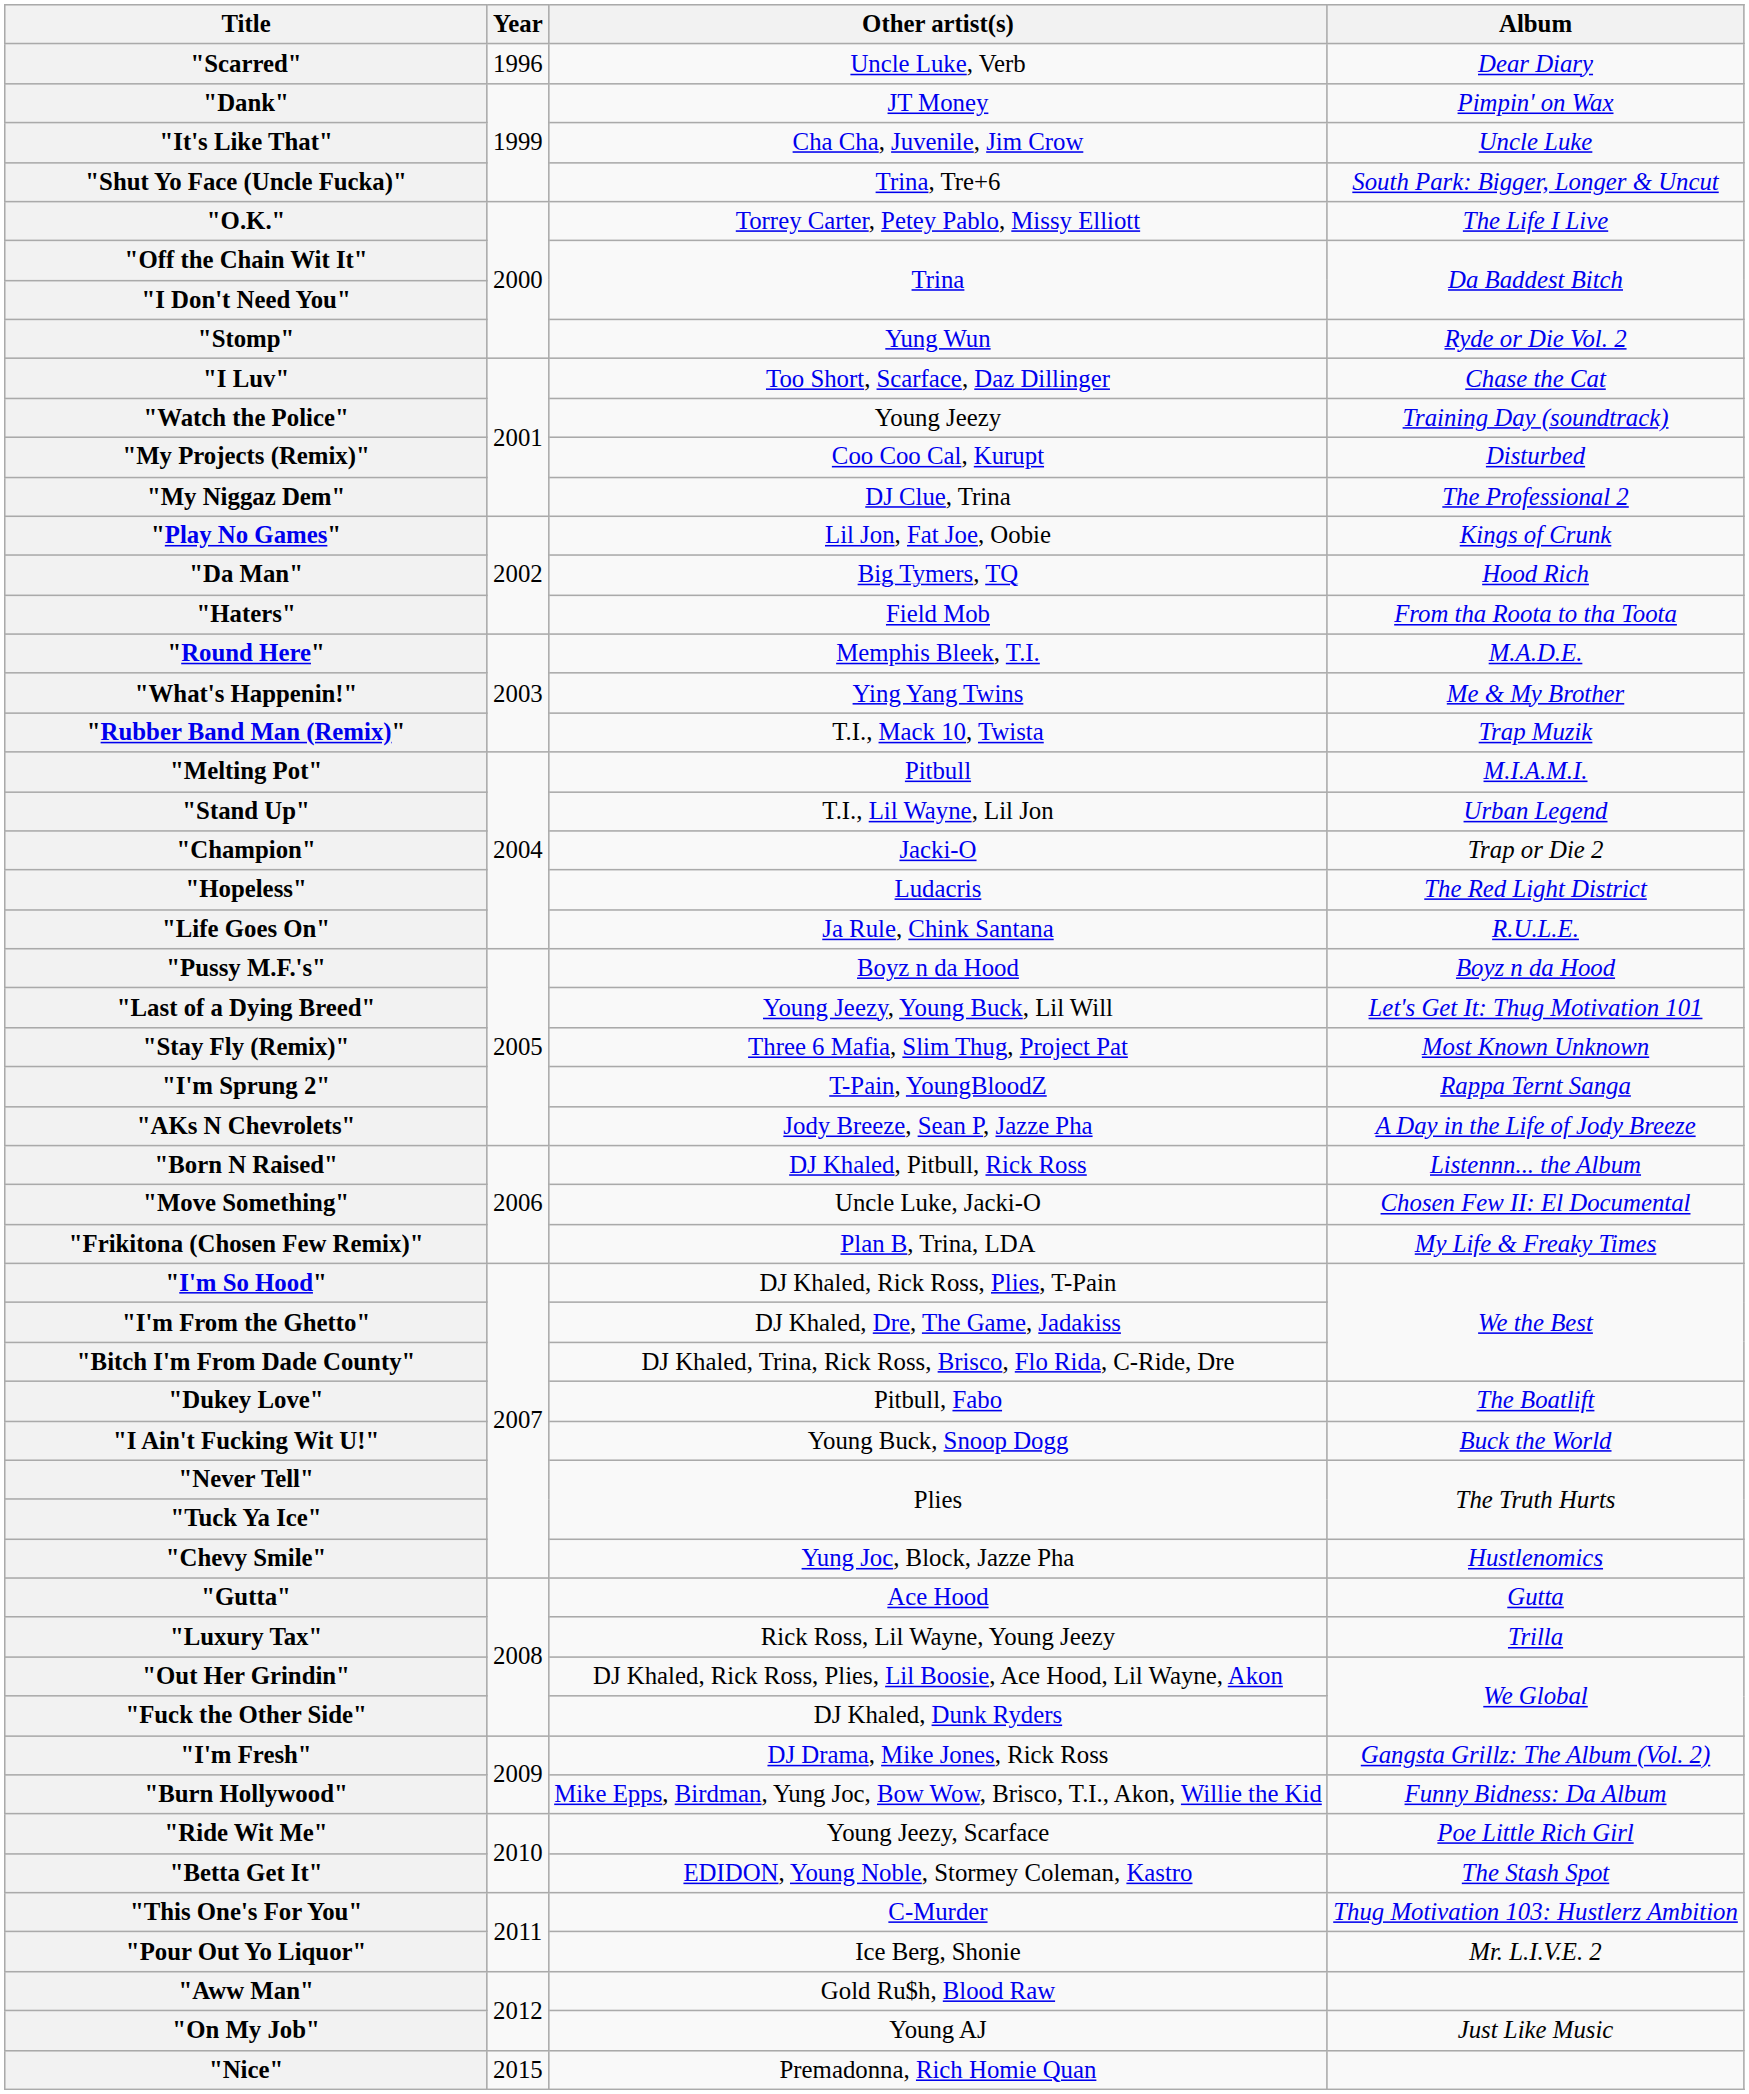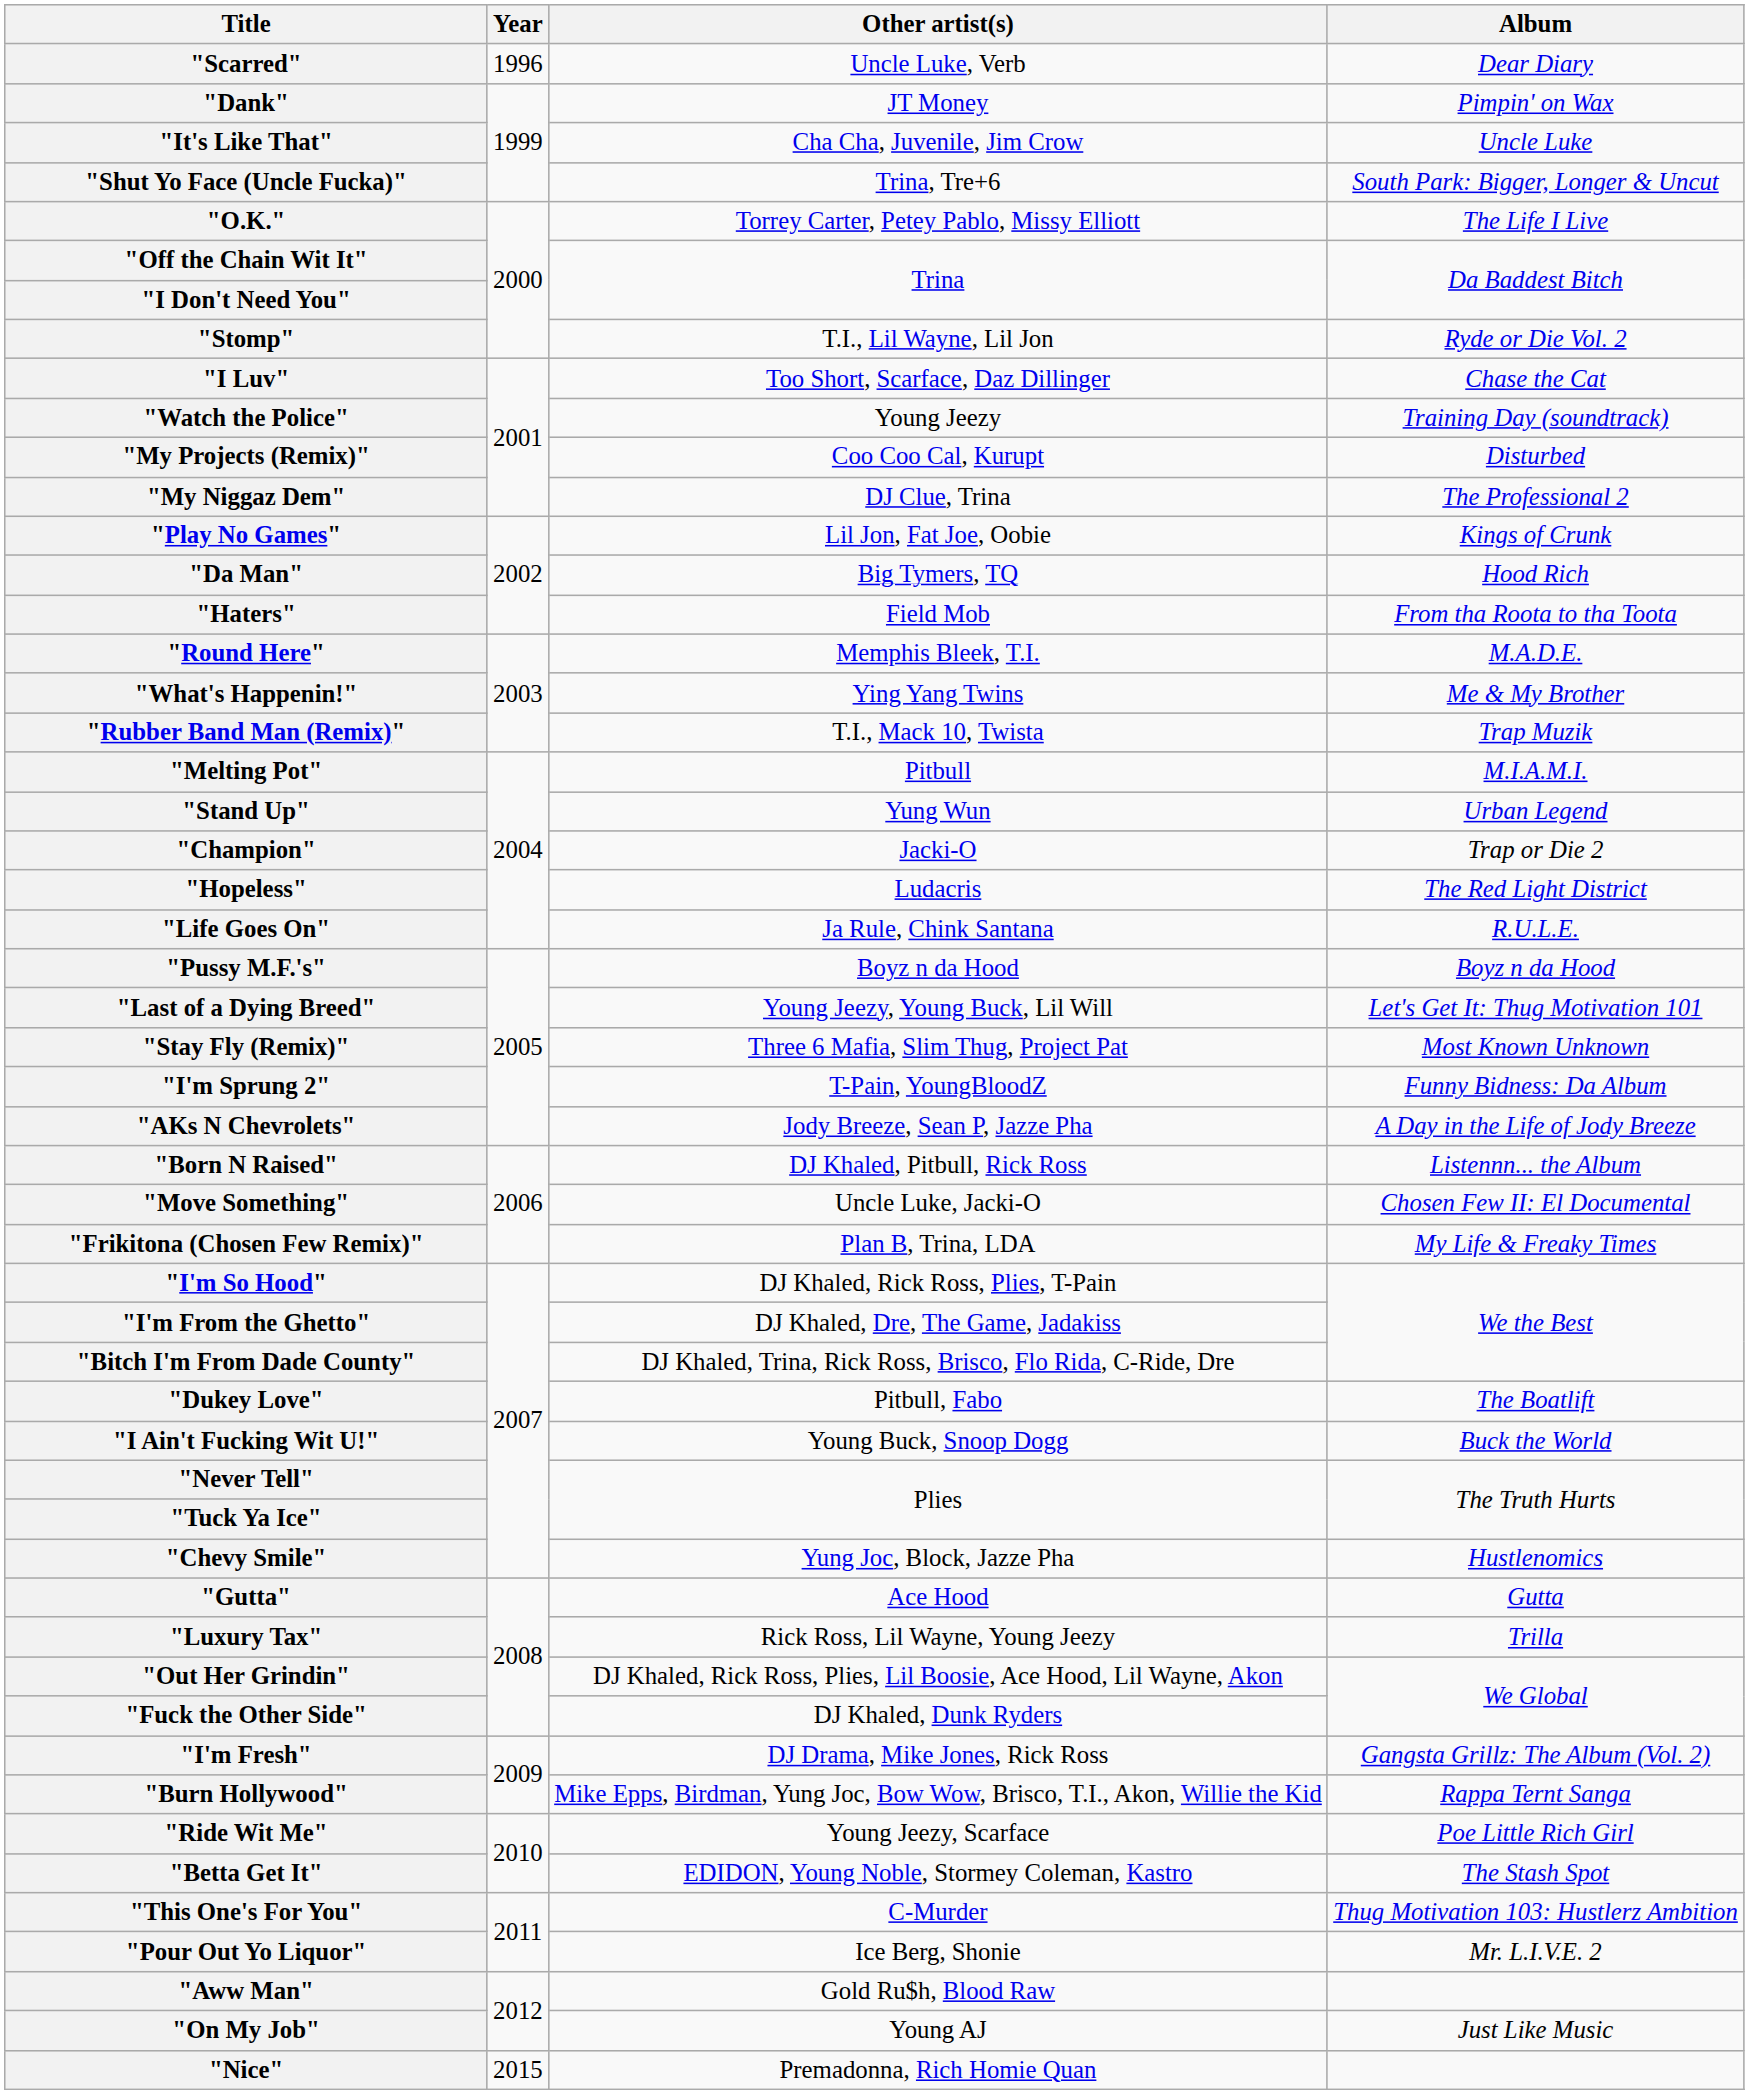(938, 338) Yung Wun -> (938, 338) T.I., Lil Wayne, Lil Jon
(938, 810) T.I., Lil Wayne, Lil Jon -> (938, 810) Yung Wun
(1536, 1086) Rappa Ternt Sanga -> (1536, 1086) Funny Bidness: Da Album
(1536, 1794) Funny Bidness: Da Album -> (1536, 1794) Rappa Ternt Sanga
